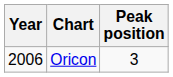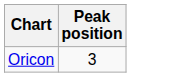- column: (26, 25)
